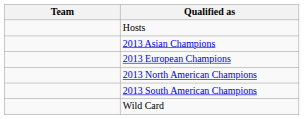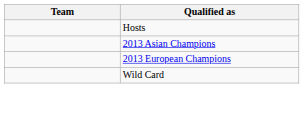- row: (190, 75)
- row: (190, 91)
